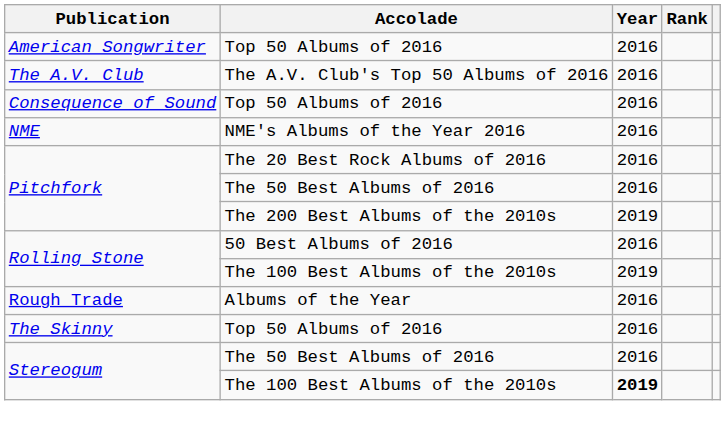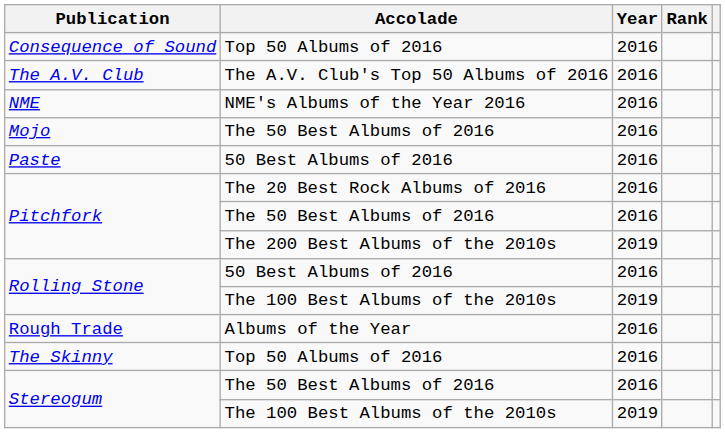- row: (107, 47)
rows swapped: (76, 75) <-> (113, 103)
+ row: (30, 131)
+ row: (35, 160)
(637, 385) bold -> (637, 413) normal
